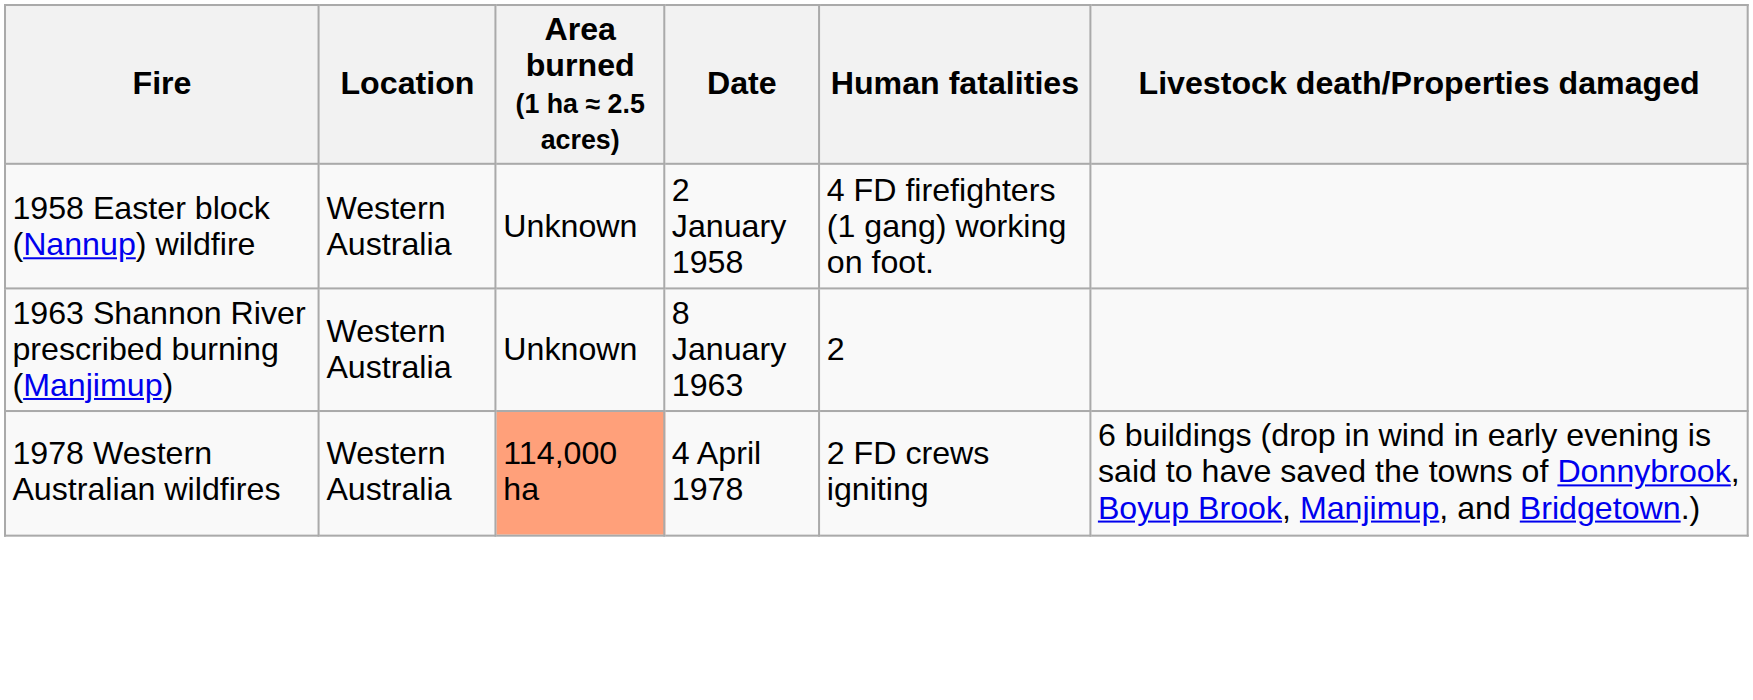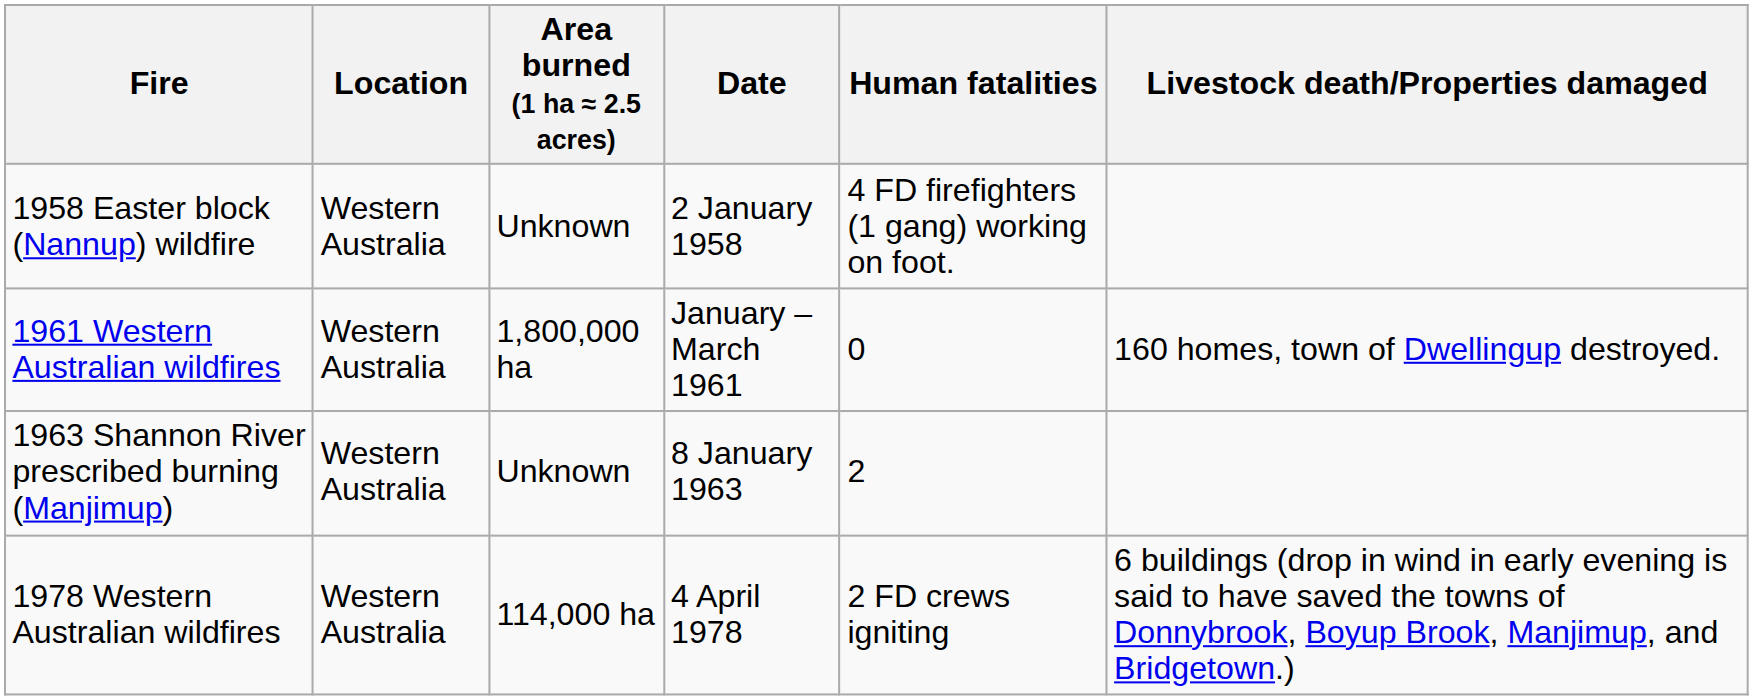+ row: (146, 349)
(560, 472) lightsalmon background -> (576, 613) no background
